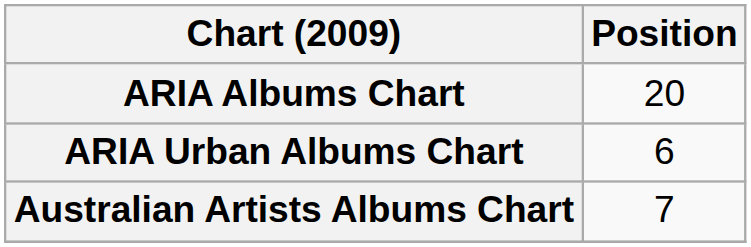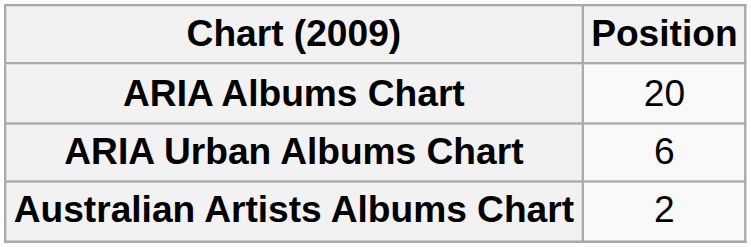(664, 210) 7 -> (664, 210) 2
